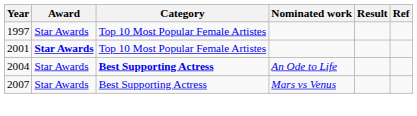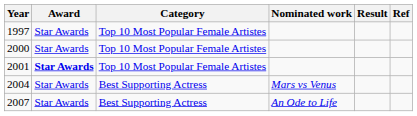+ row: (18, 48)
(156, 66) bold -> (153, 84) normal
(304, 66) An Ode to Life -> (304, 84) Mars vs Venus
(304, 84) Mars vs Venus -> (304, 102) An Ode to Life
